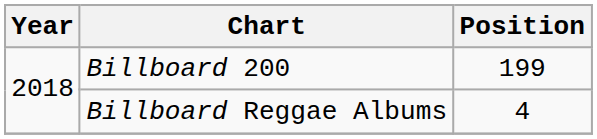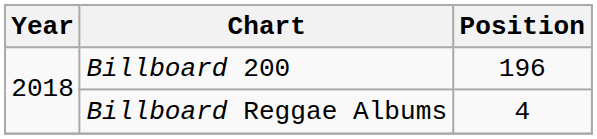(522, 69) 199 -> (522, 69) 196
